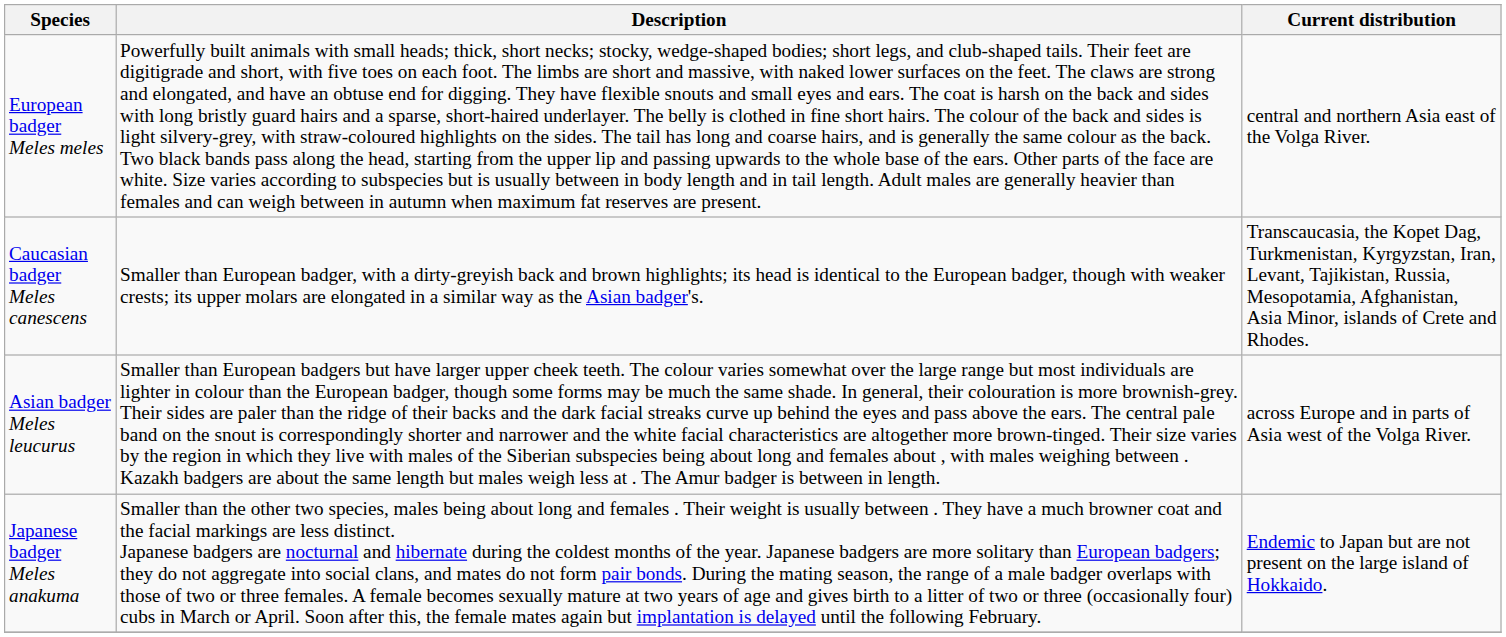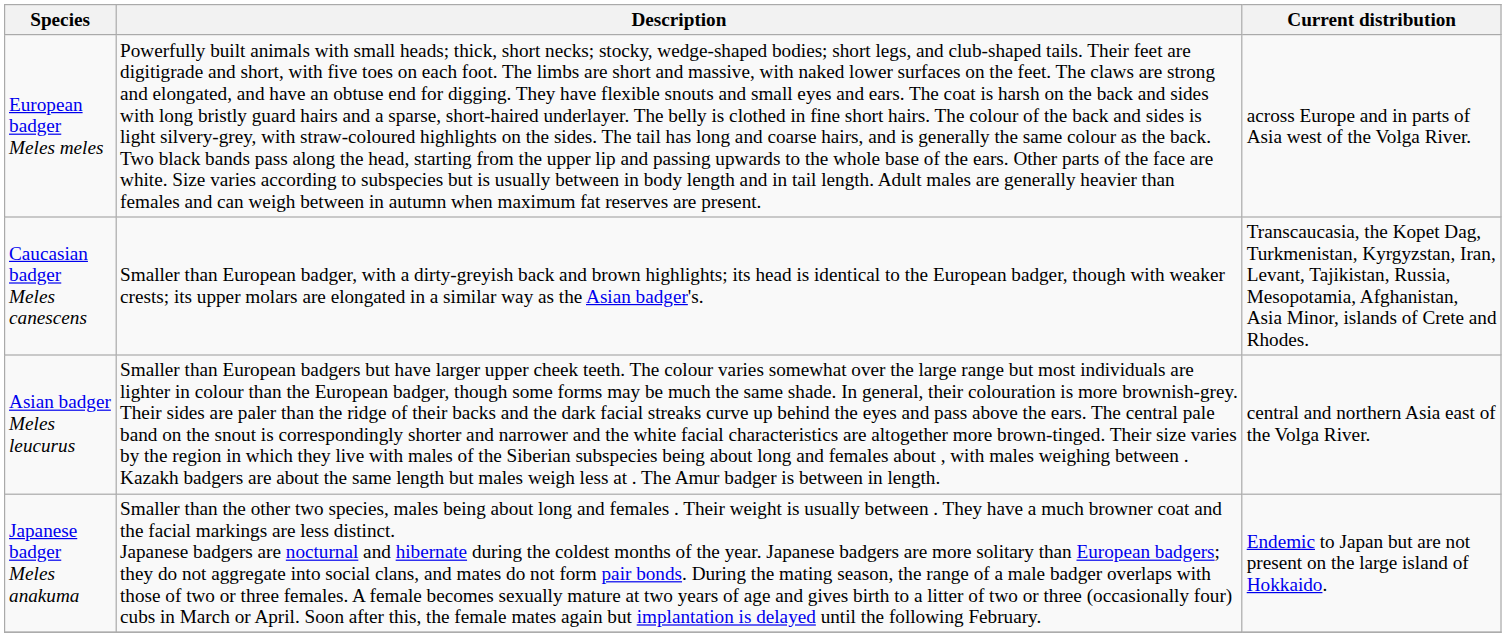(1371, 125) central and northern Asia east of the Volga River. -> (1359, 125) across Europe and in parts of Asia west of the Volga River.
(1359, 424) across Europe and in parts of Asia west of the Volga River. -> (1371, 424) central and northern Asia east of the Volga River.
